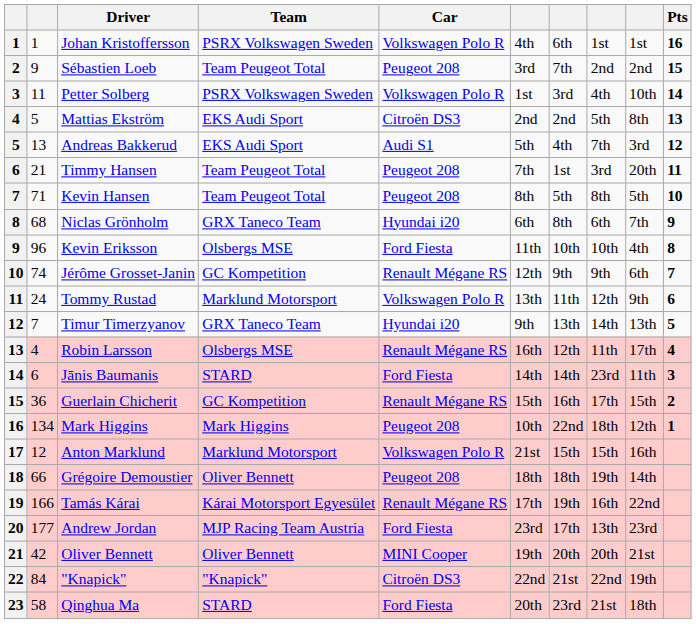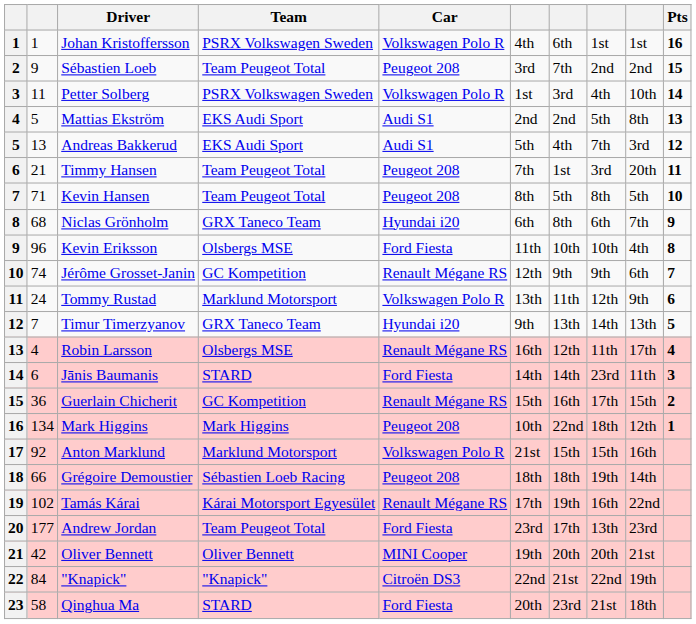(421, 119) Citroën DS3 -> (408, 119) Audi S1
(39, 452) 12 -> (39, 452) 92
(248, 477) Oliver Bennett -> (274, 477) Sébastien Loeb Racing
(42, 503) 166 -> (42, 503) 102
(283, 528) MJP Racing Team Austria -> (264, 528) Team Peugeot Total
